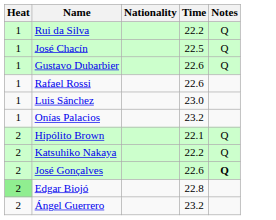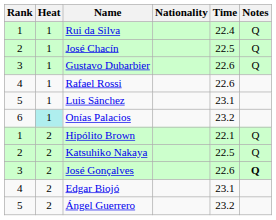+ column: (20, 13)
(194, 30) 22.2 -> (225, 30) 22.4
(194, 100) 23.0 -> (225, 100) 23.1
(18, 118) no background -> (49, 118) paleturquoise background
(194, 153) 22.2 -> (225, 153) 22.5
(18, 188) lightgreen background -> (49, 188) no background
(194, 188) 22.8 -> (225, 188) 23.1
